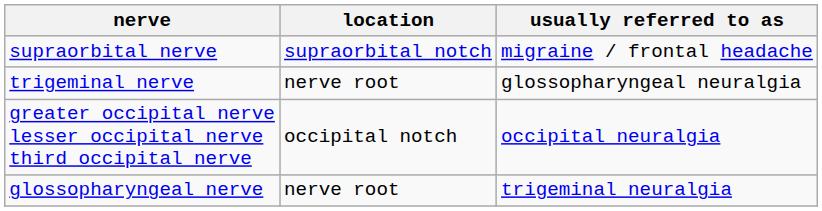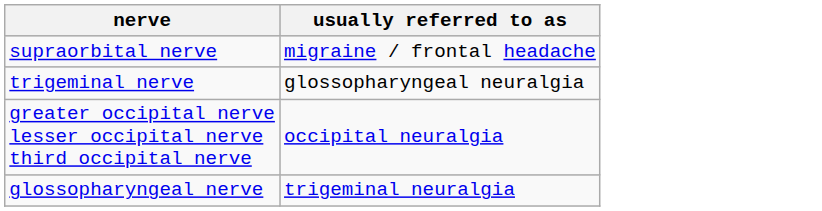- column: (388, 20)
